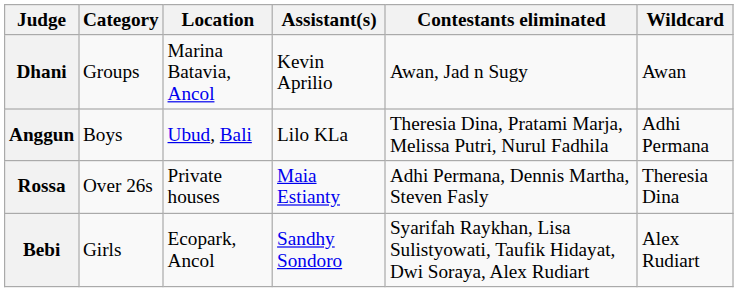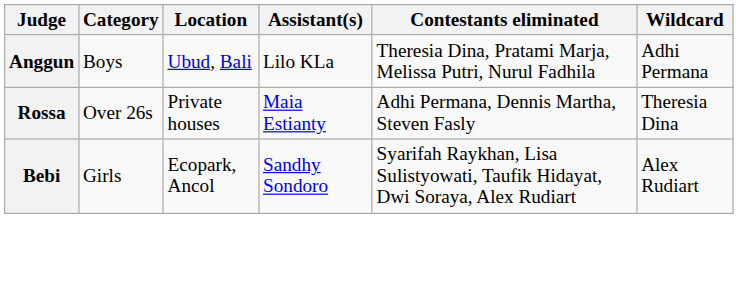- row: (42, 71)
